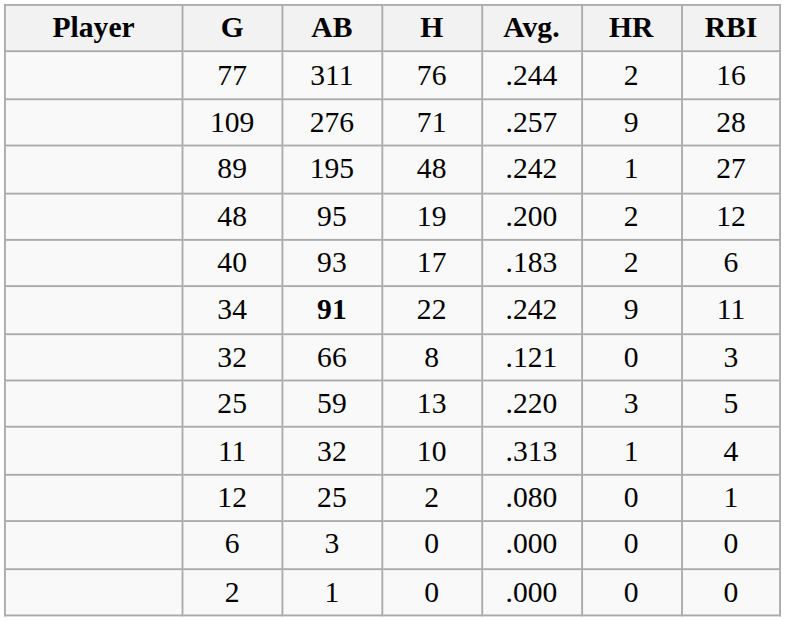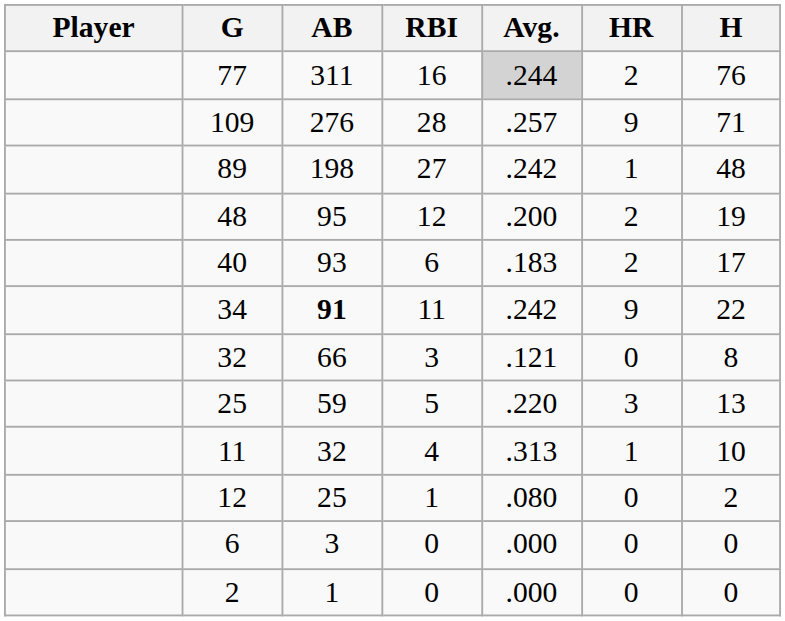columns swapped: (432, 27) <-> (731, 27)
(531, 74) no background -> (531, 74) lightgrey background
(332, 168) 195 -> (332, 168) 198
